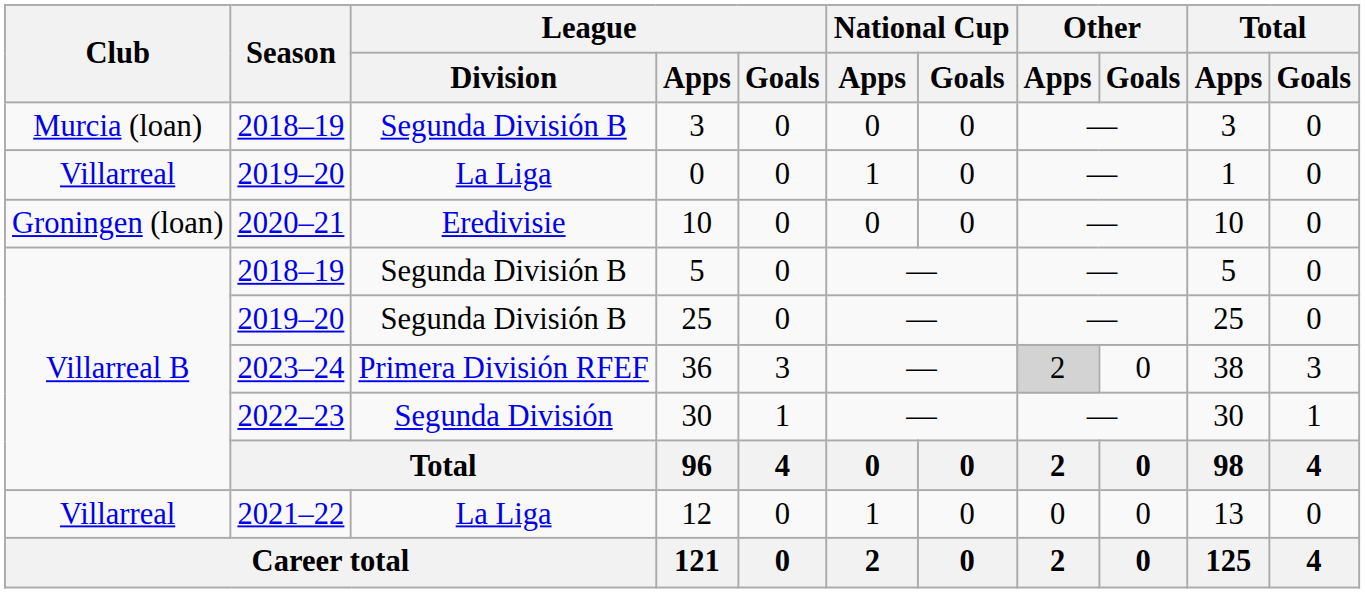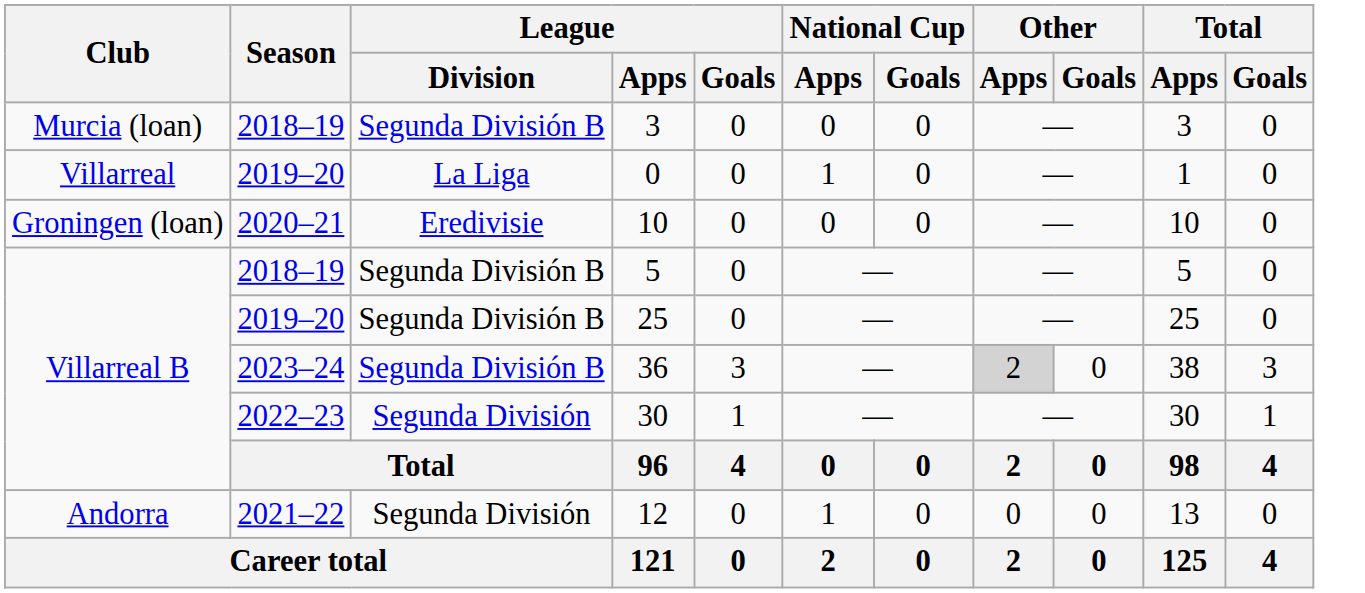(504, 367) Primera División RFEF -> (482, 367) Segunda División B
(118, 513) Villarreal -> (118, 513) Andorra
(504, 513) La Liga -> (482, 513) Segunda División
